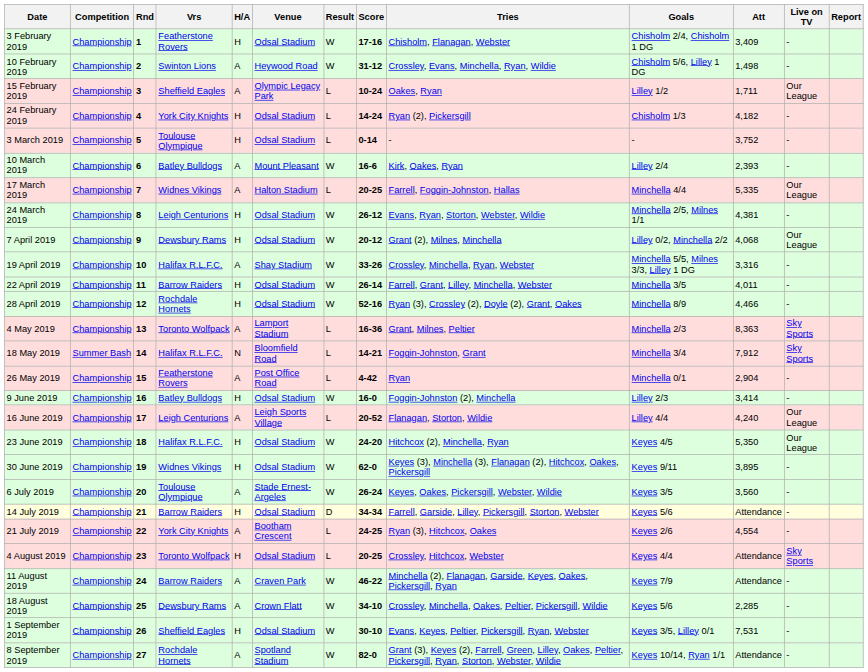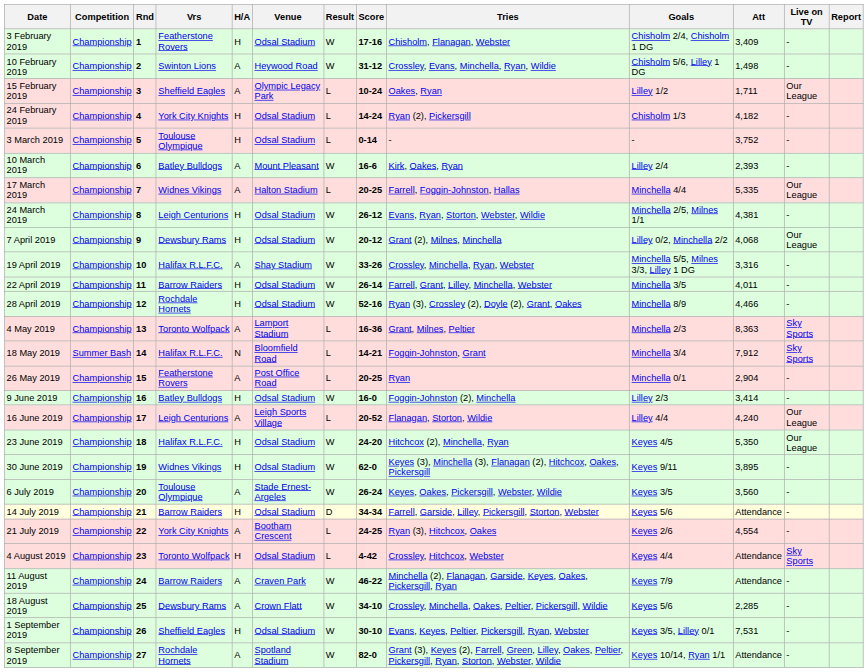(368, 378) 4-42 -> (370, 378) 20-25
(370, 556) 20-25 -> (368, 556) 4-42
